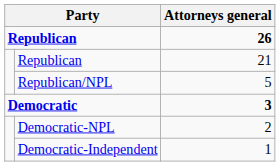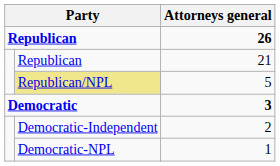(65, 82) no background -> (65, 82) khaki background
(66, 127) Democratic-NPL -> (88, 127) Democratic-Independent
(88, 149) Democratic-Independent -> (66, 149) Democratic-NPL
